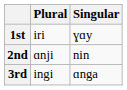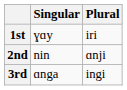columns swapped: (96, 14) <-> (50, 14)
